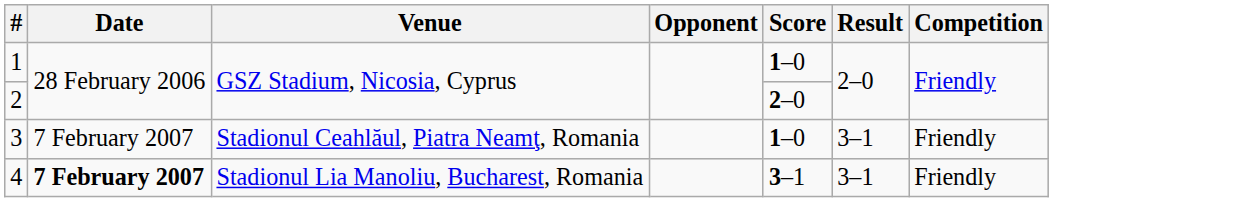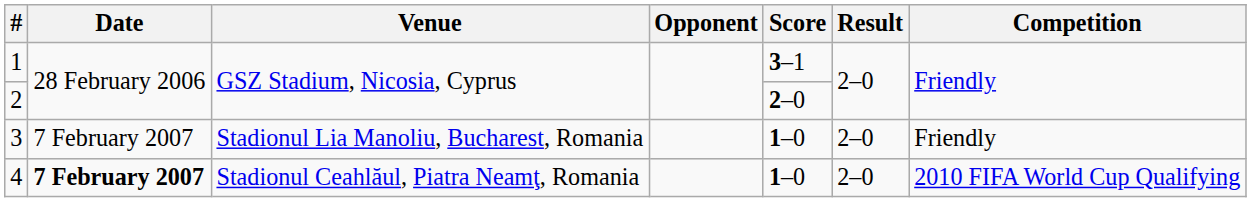(787, 61) 1–0 -> (787, 61) 3–1
(428, 138) Stadionul Ceahlăul, Piatra Neamţ, Romania -> (430, 138) Stadionul Lia Manoliu, Bucharest, Romania
(855, 138) 3–1 -> (855, 138) 2–0
(430, 176) Stadionul Lia Manoliu, Bucharest, Romania -> (428, 176) Stadionul Ceahlăul, Piatra Neamţ, Romania
(787, 176) 3–1 -> (787, 176) 1–0
(855, 176) 3–1 -> (855, 176) 2–0
(955, 176) Friendly -> (1077, 176) 2010 FIFA World Cup Qualifying
